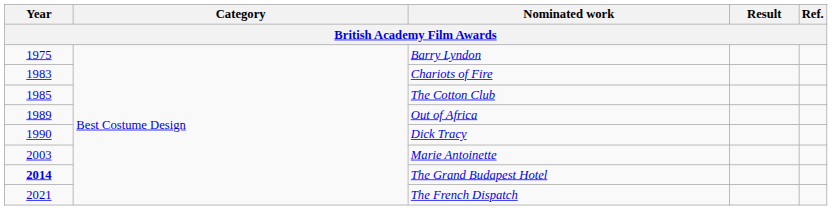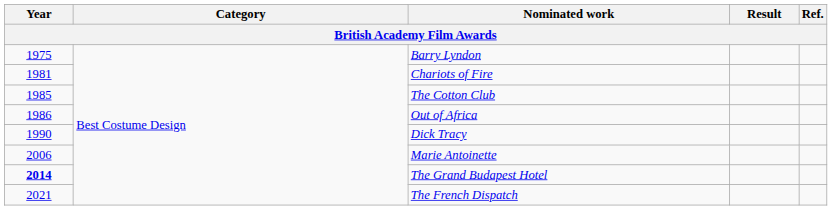(39, 74) 1983 -> (39, 74) 1981
(39, 114) 1989 -> (39, 114) 1986
(39, 154) 2003 -> (39, 154) 2006
